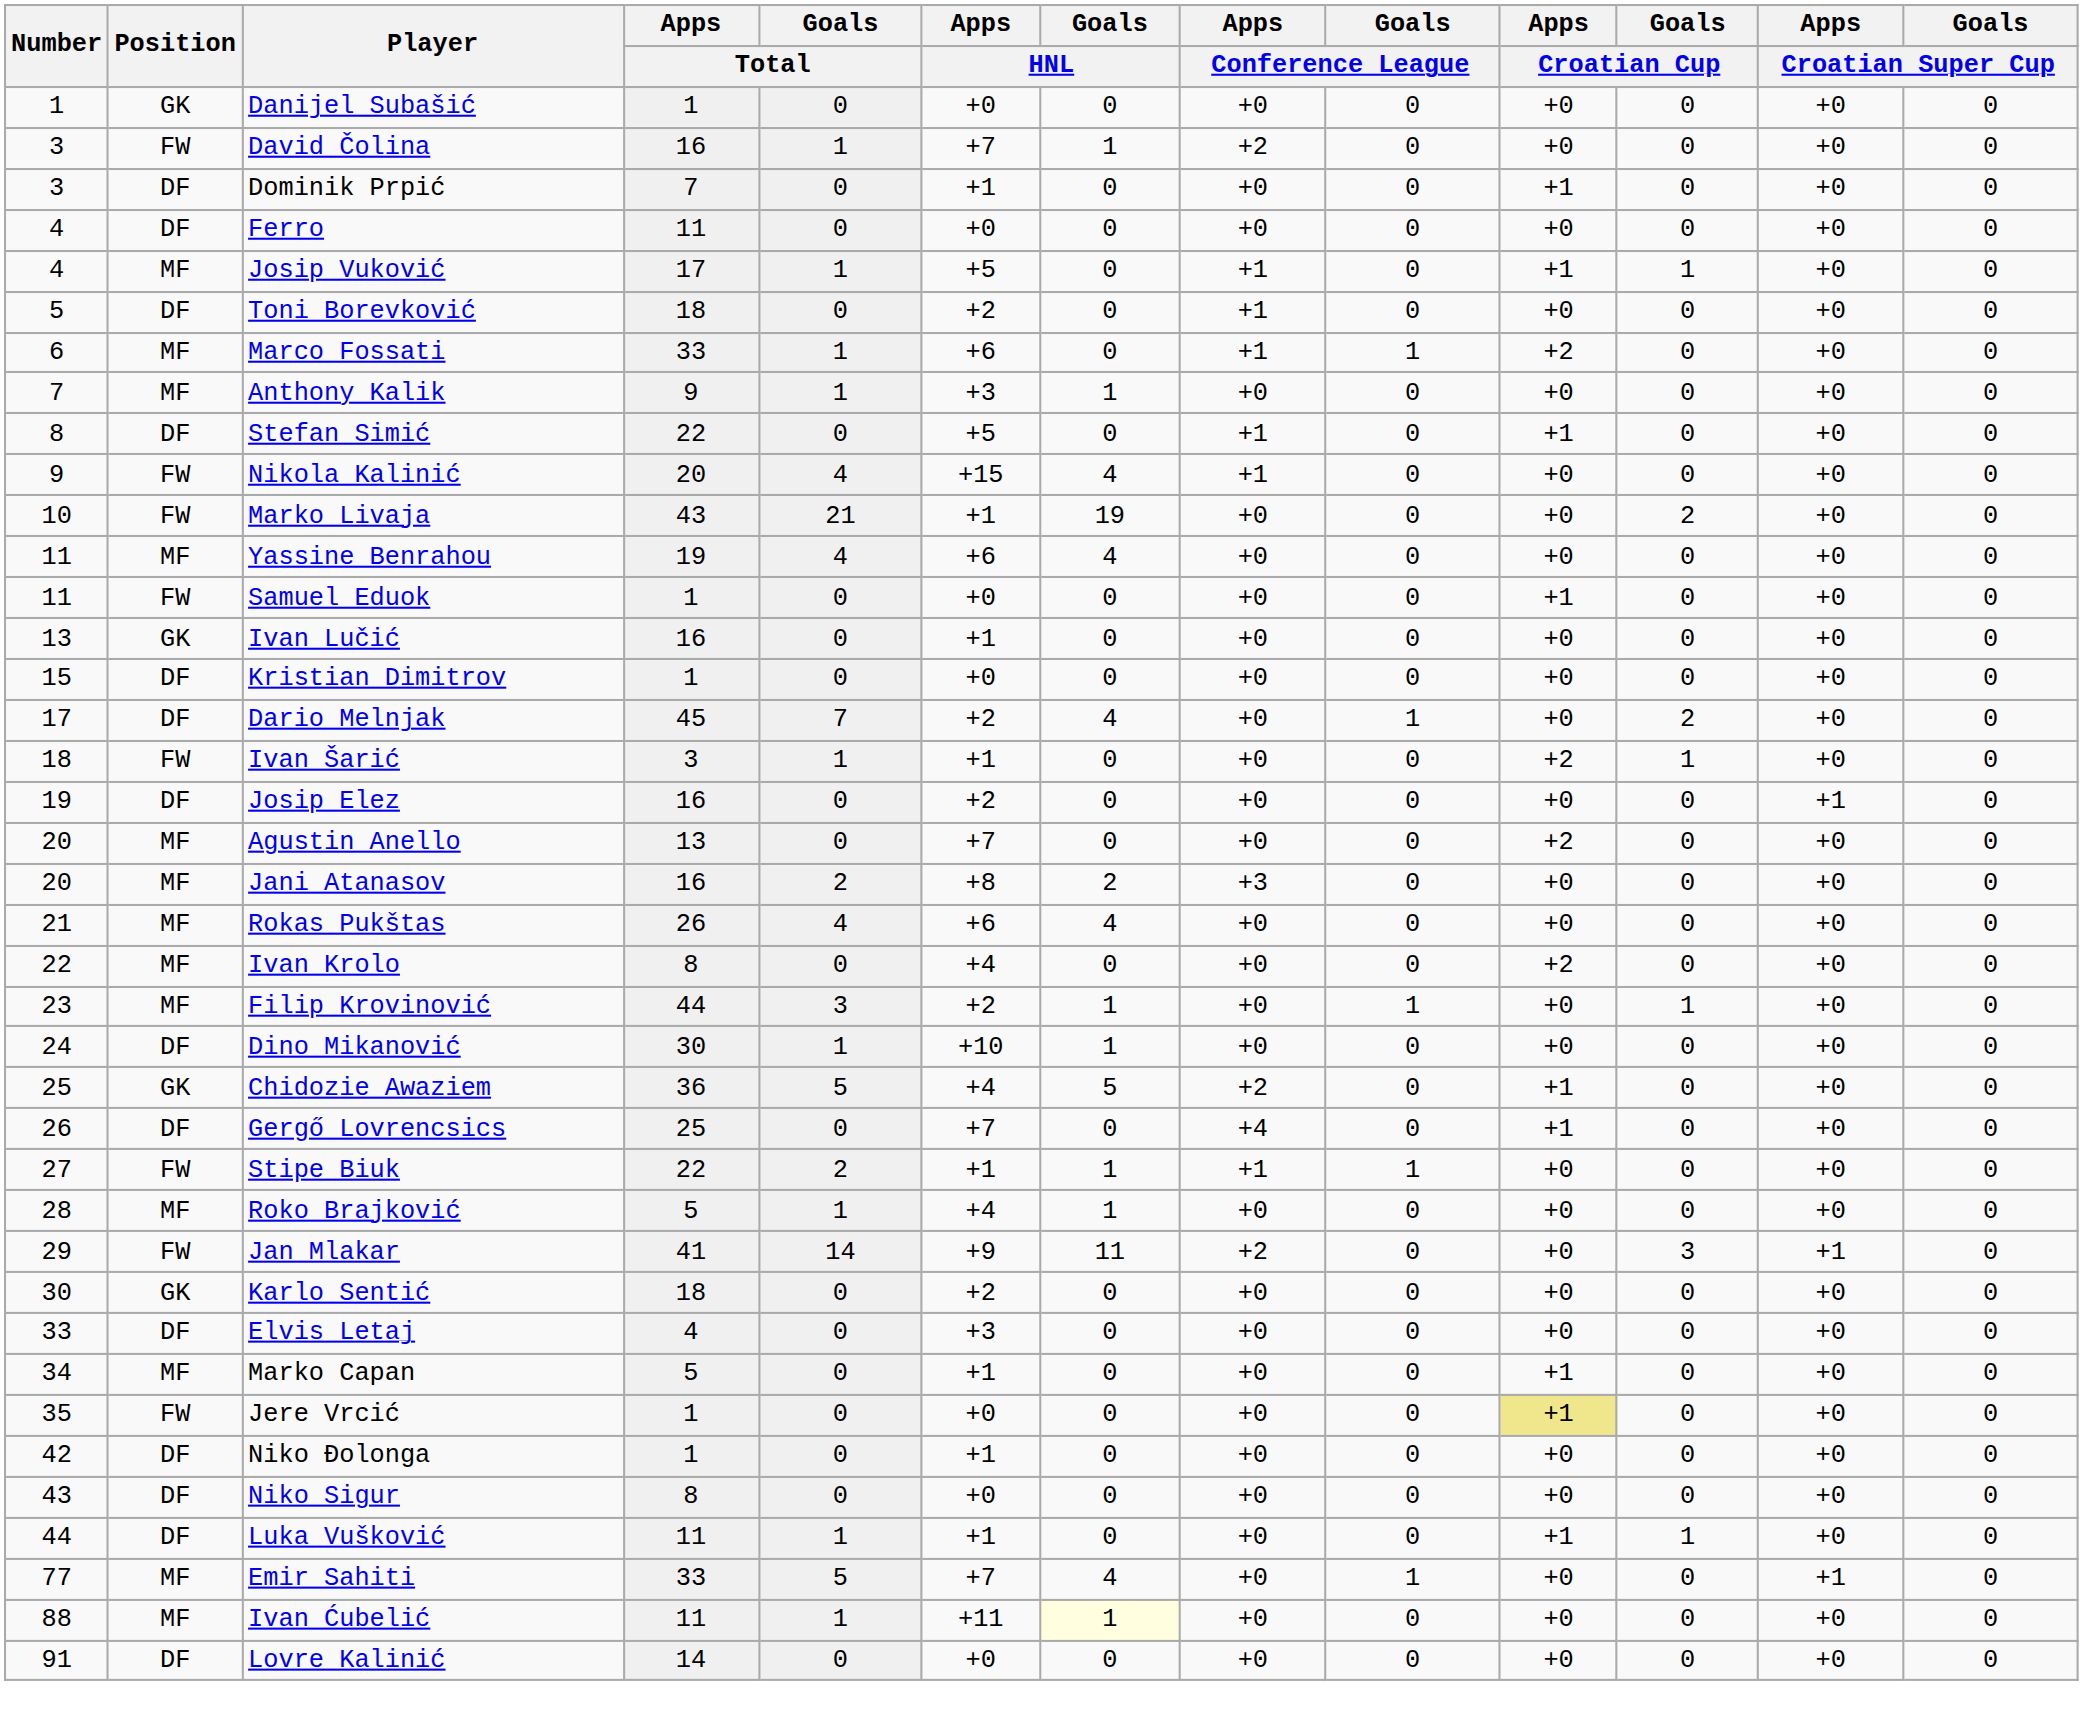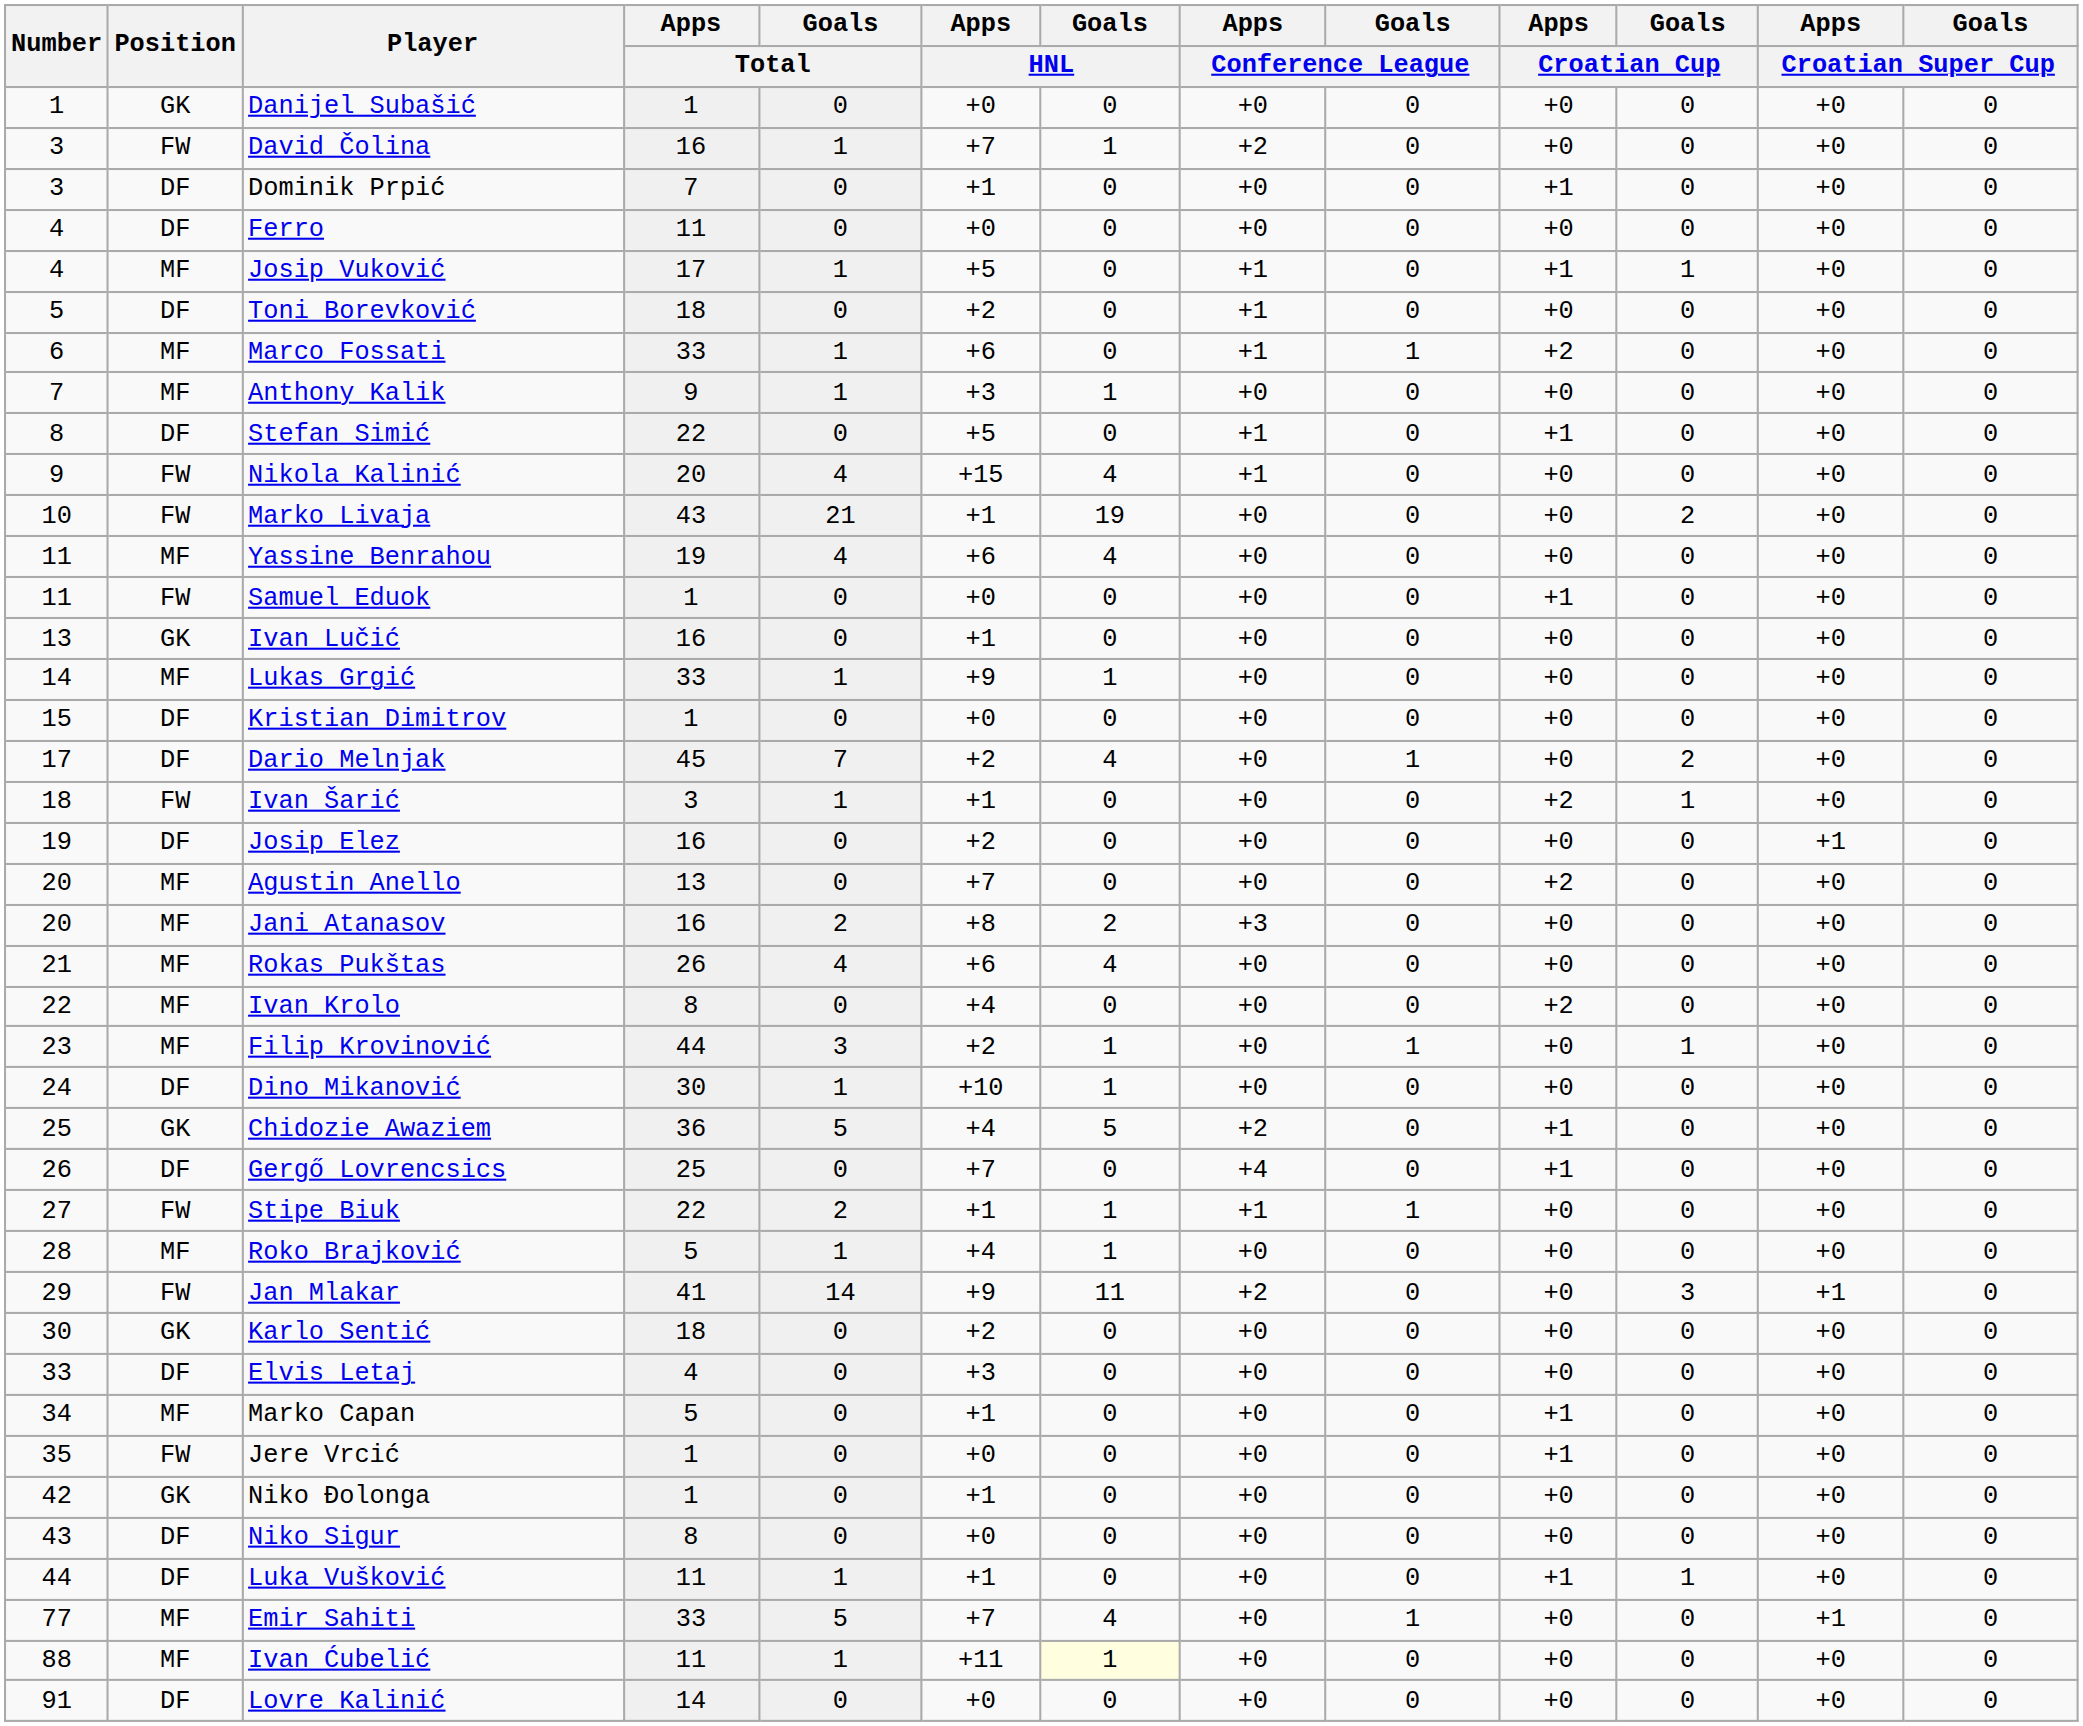+ row: (332, 680)
(1559, 1415) khaki background -> (1559, 1456) no background
(175, 1456) DF -> (175, 1497) GK
